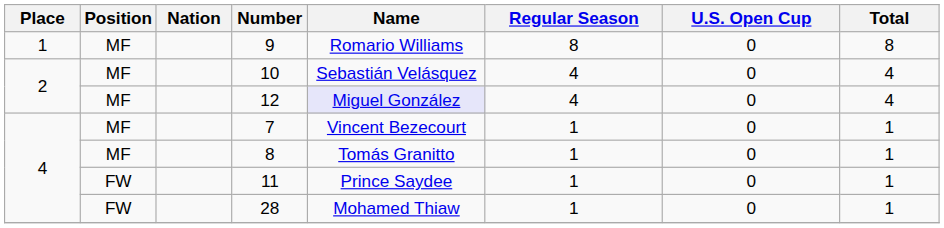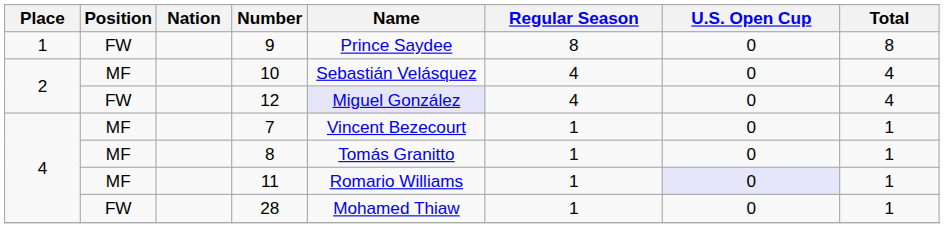(118, 46) MF -> (118, 46) FW
(396, 46) Romario Williams -> (396, 46) Prince Saydee
(118, 100) MF -> (118, 100) FW
(118, 181) FW -> (118, 181) MF
(396, 181) Prince Saydee -> (396, 181) Romario Williams
(751, 181) no background -> (751, 181) lavender background
